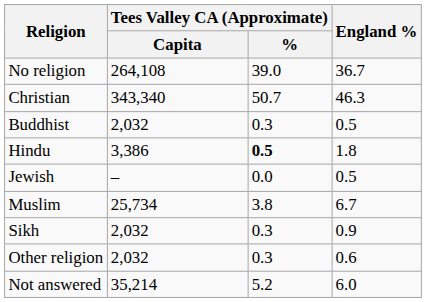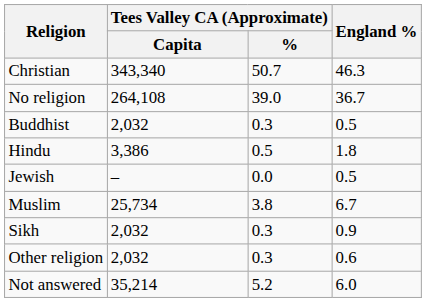rows swapped: (47, 71) <-> (39, 97)
(262, 151) bold -> (262, 151) normal
